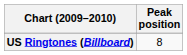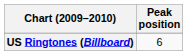(159, 42) 8 -> (159, 42) 6
